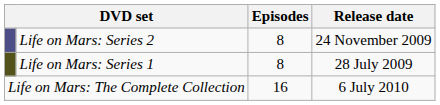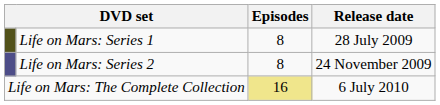rows swapped: (87, 64) <-> (87, 40)
(280, 87) no background -> (280, 87) khaki background
